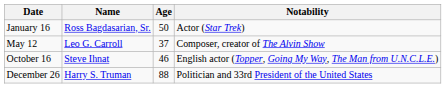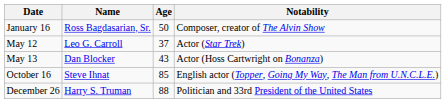(210, 28) Actor (Star Trek) -> (251, 28) Composer, creator of The Alvin Show
(251, 43) Composer, creator of The Alvin Show -> (210, 43) Actor (Star Trek)
+ row: (22, 59)
(164, 59) 46 -> (164, 75) 85
